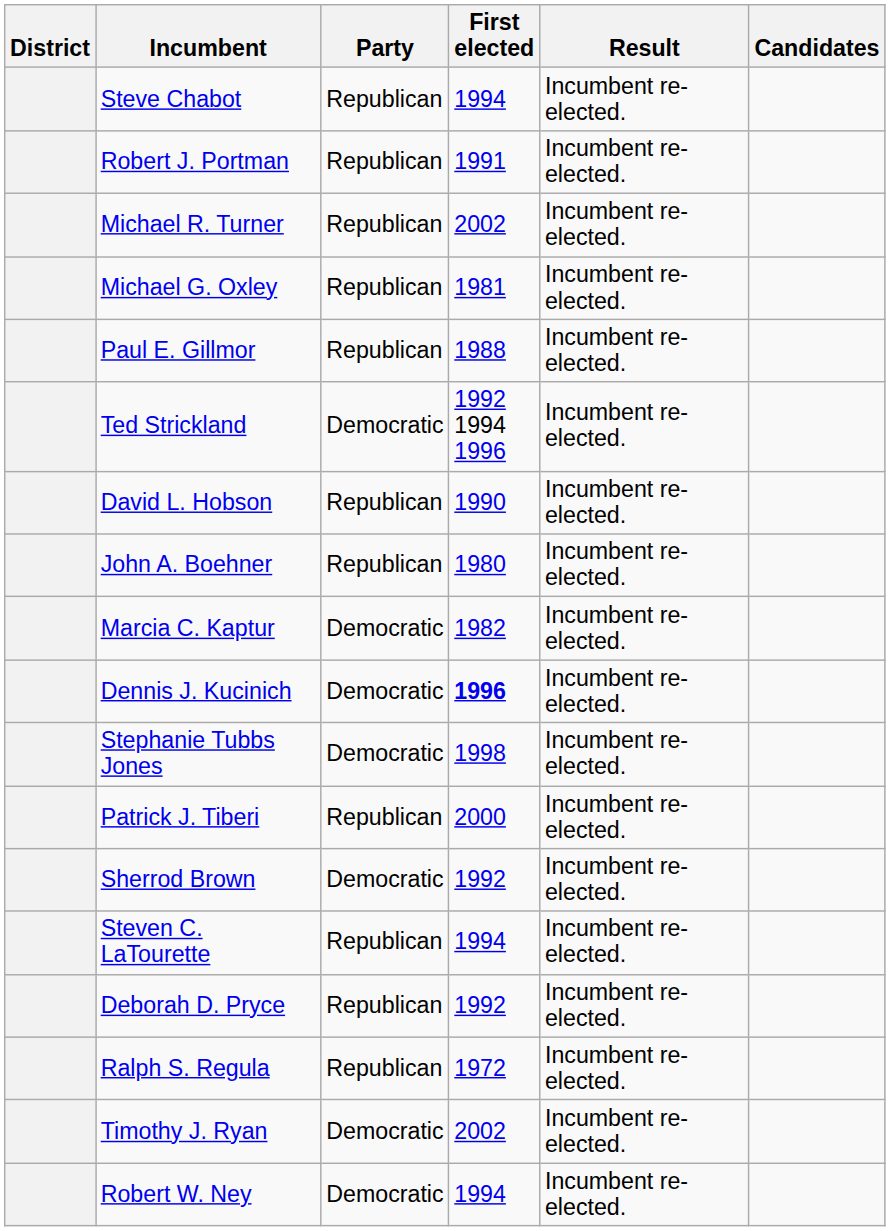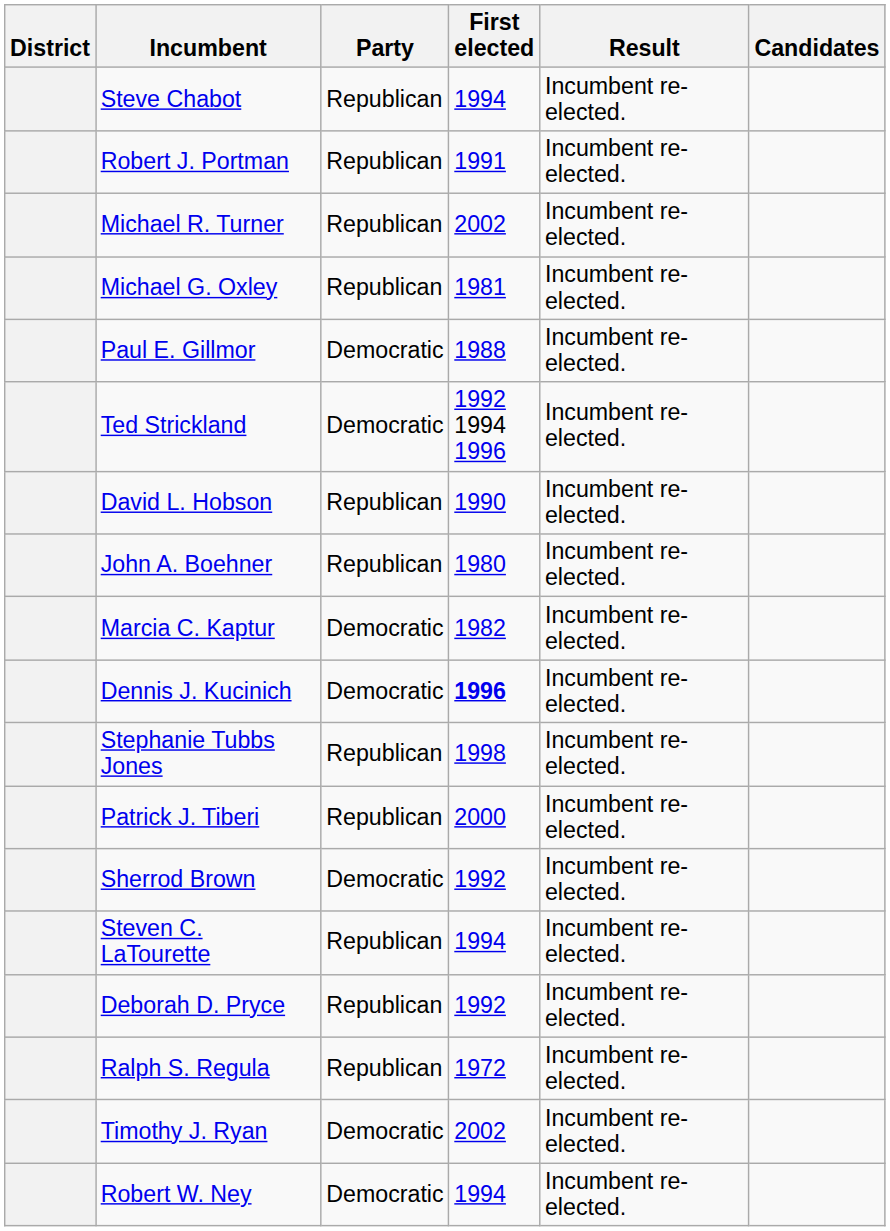(384, 350) Republican -> (385, 350) Democratic
(385, 753) Democratic -> (384, 753) Republican
